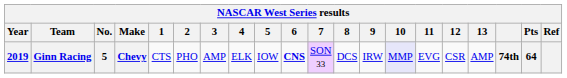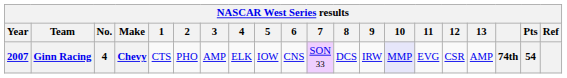(18, 57) 2019 -> (18, 57) 2007
(104, 57) 5 -> (104, 57) 4
(294, 57) bold -> (294, 57) normal
(531, 57) 64 -> (531, 57) 54
